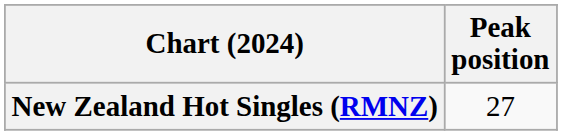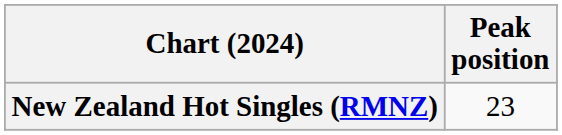(500, 105) 27 -> (500, 105) 23
